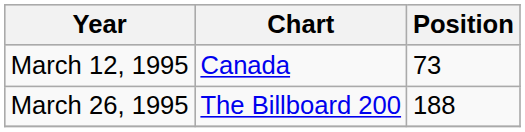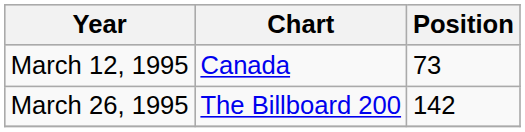(434, 106) 188 -> (434, 106) 142
